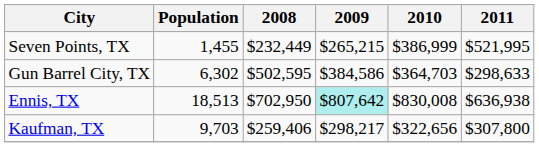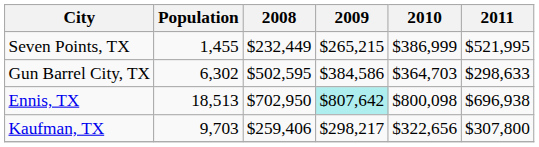(425, 100) $830,008 -> (425, 100) $800,098
(497, 100) $636,938 -> (497, 100) $696,938
